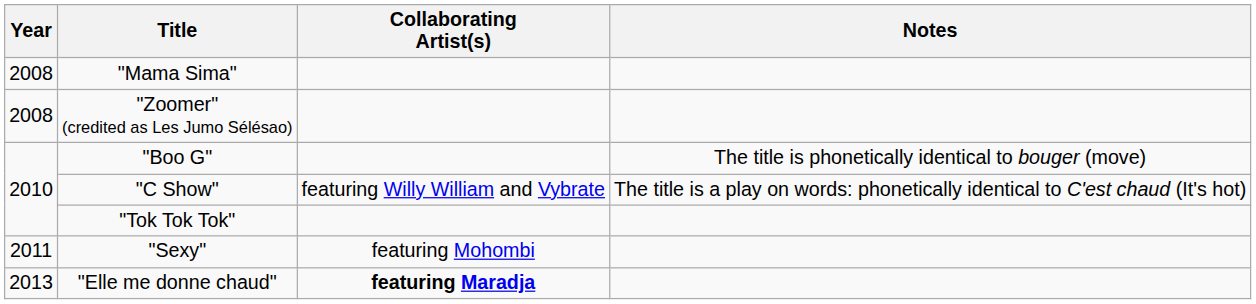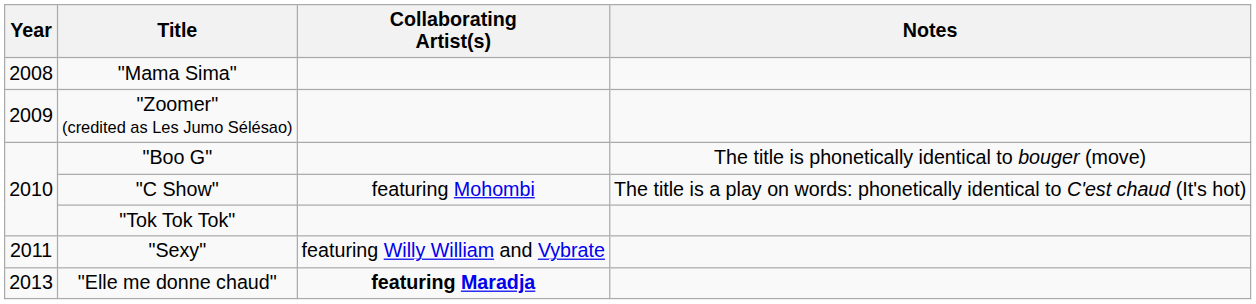(31, 115) 2008 -> (31, 115) 2009
(453, 189) featuring Willy William and Vybrate -> (453, 189) featuring Mohombi
(453, 251) featuring Mohombi -> (453, 251) featuring Willy William and Vybrate
